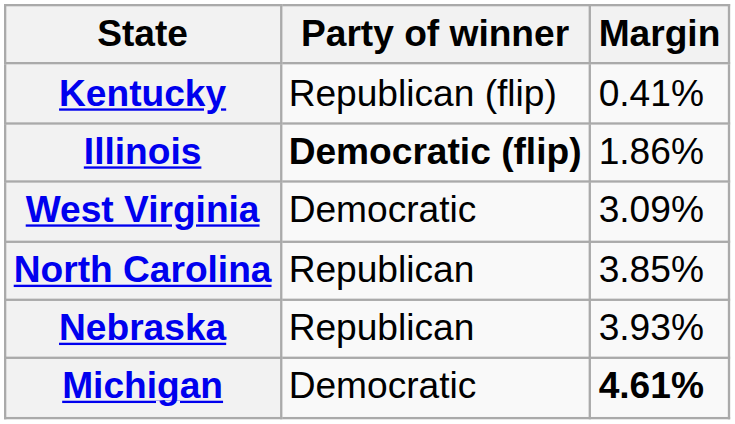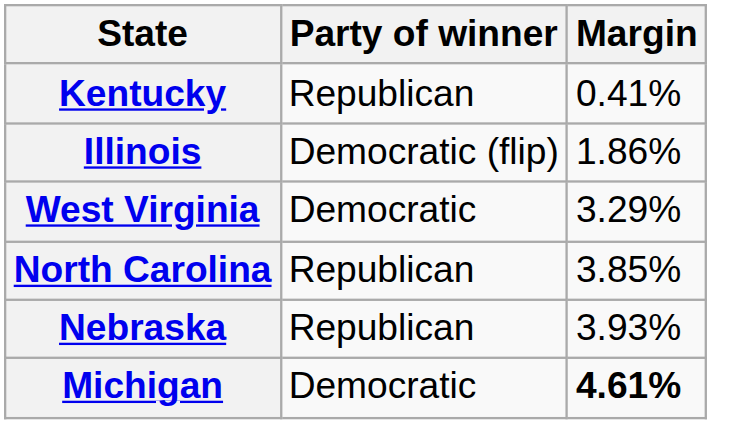(423, 92) Republican (flip) -> (382, 92) Republican
(435, 151) bold -> (424, 151) normal
(651, 210) 3.09% -> (629, 210) 3.29%
